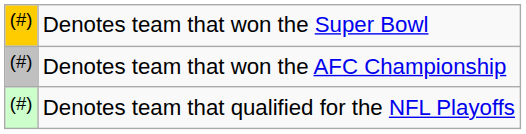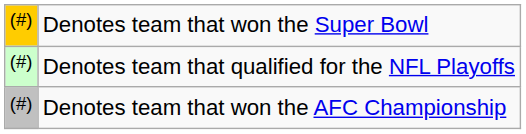rows swapped: (275, 66) <-> (279, 107)
